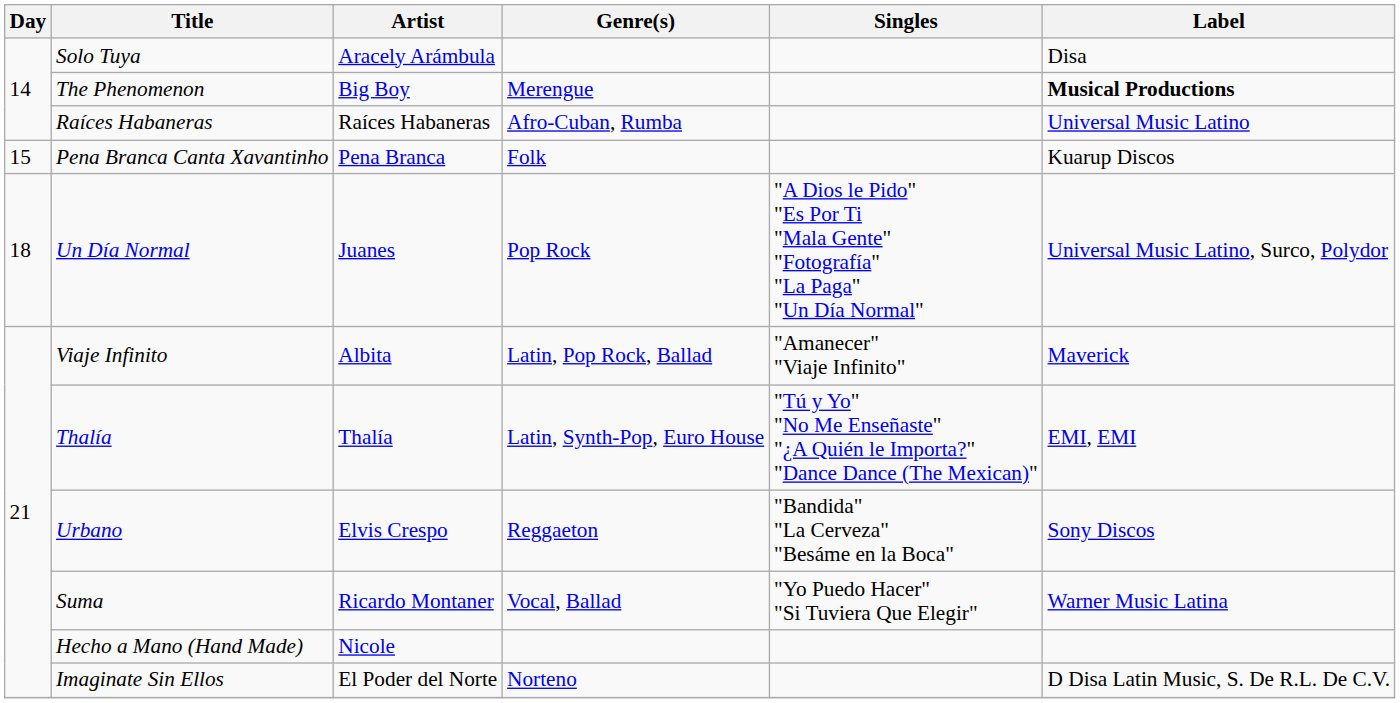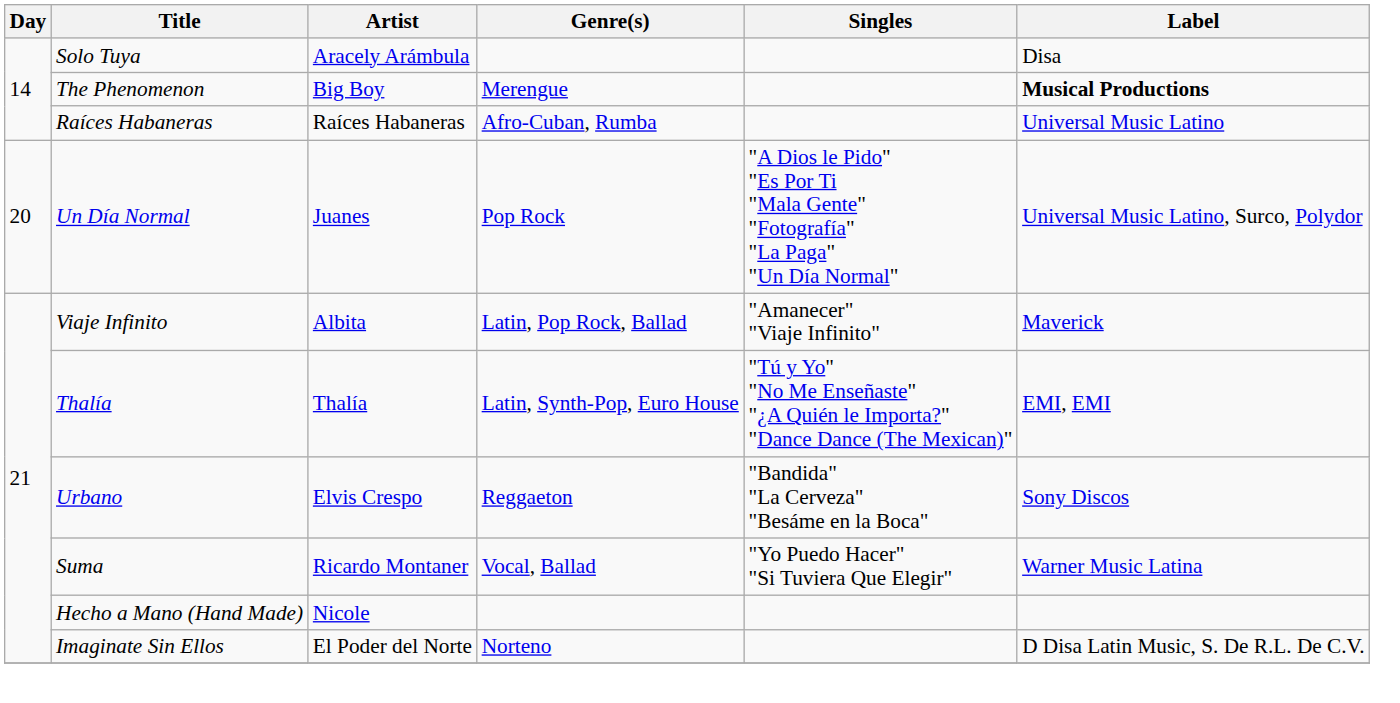- row: (192, 156)
(20, 249) 18 -> (20, 216) 20
